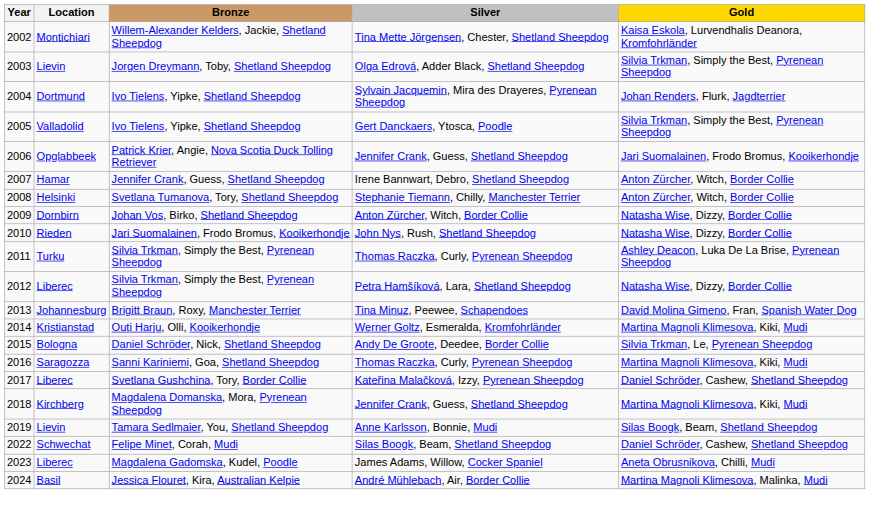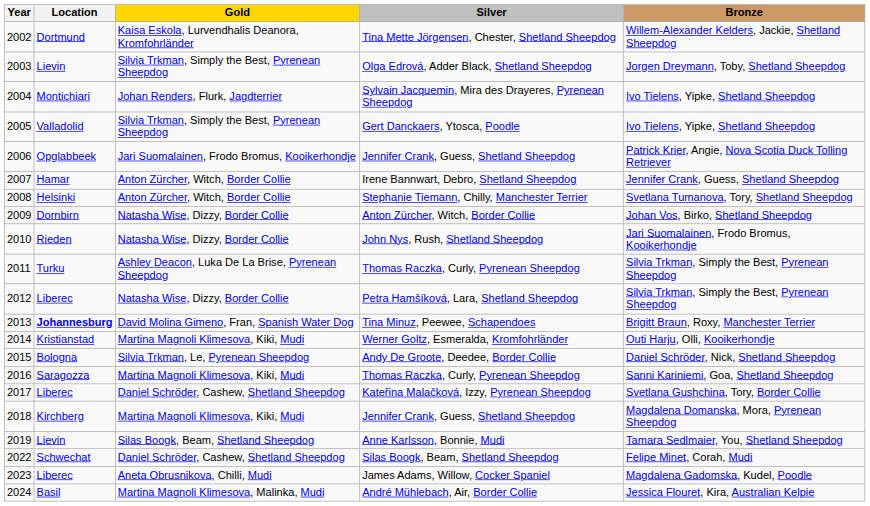columns swapped: (742, 13) <-> (231, 13)
(63, 36) Montichiari -> (61, 36) Dortmund
(61, 96) Dortmund -> (63, 96) Montichiari
(72, 310) normal -> (75, 322) bold
